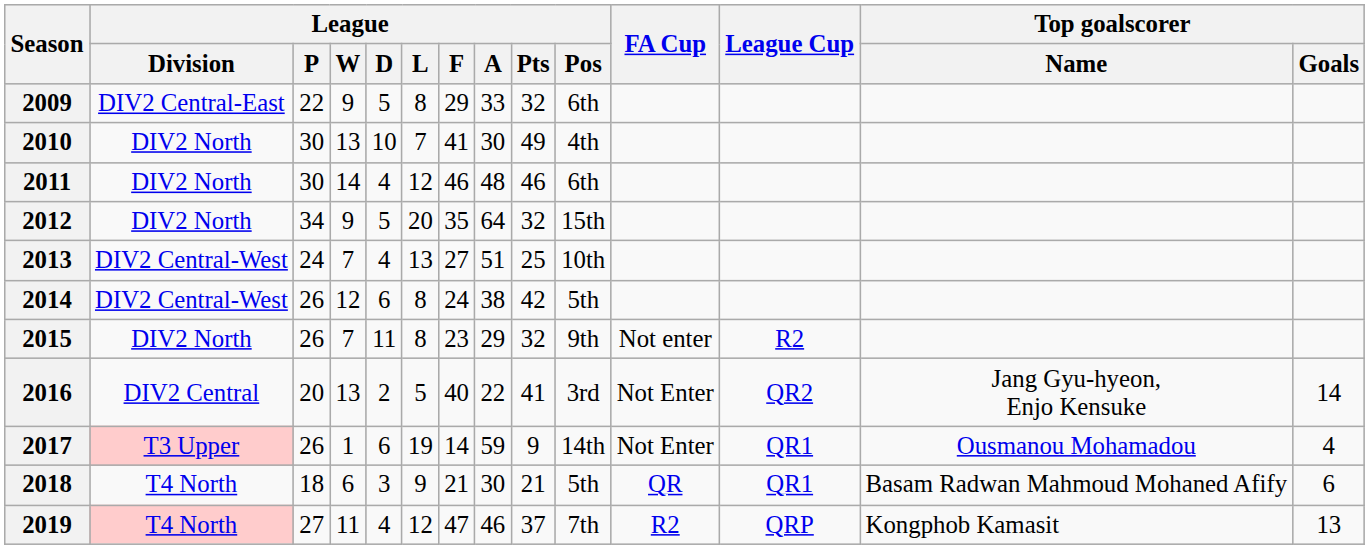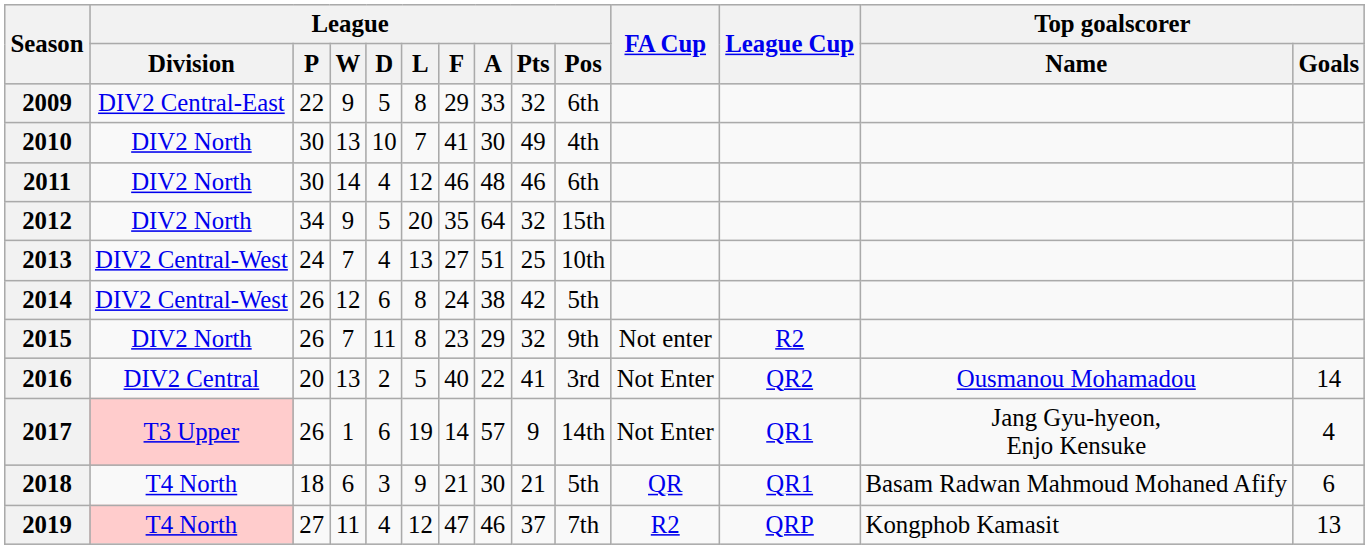(1076, 392) Jang Gyu-hyeon, Enjo Kensuke -> (1076, 378) Ousmanou Mohamadou
(493, 445) 59 -> (493, 431) 57
(1076, 445) Ousmanou Mohamadou -> (1076, 431) Jang Gyu-hyeon, Enjo Kensuke
